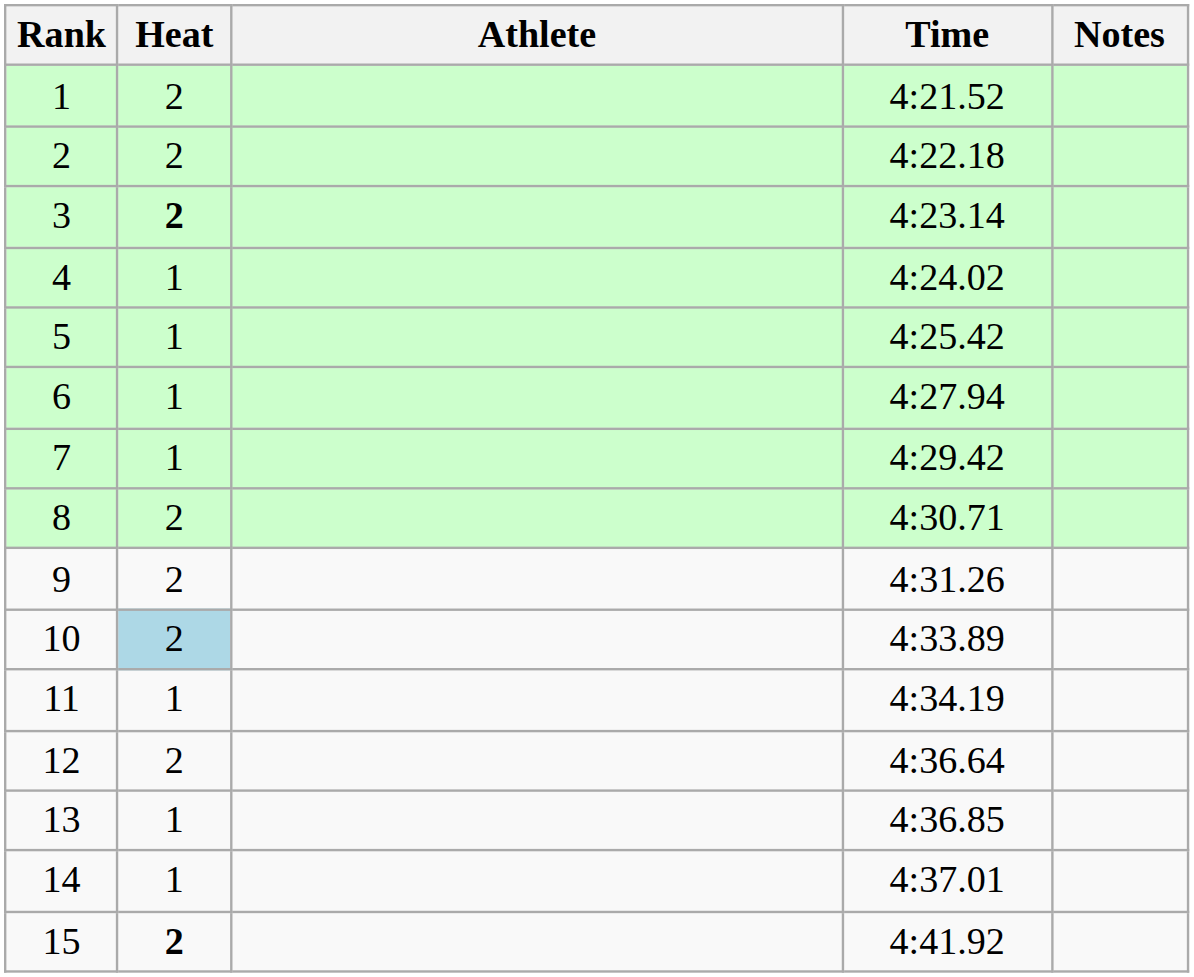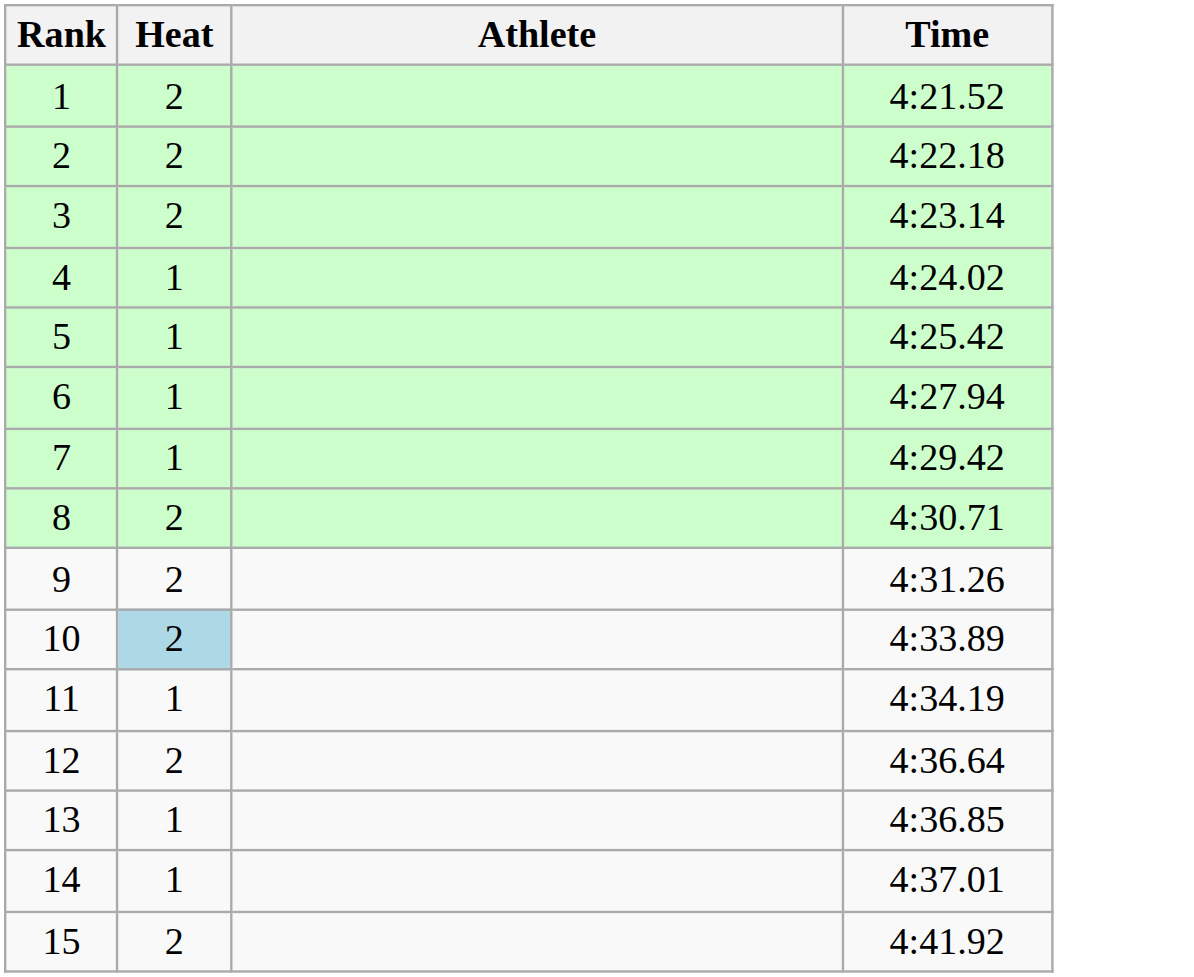- column: (1119, 34)
(174, 215) bold -> (174, 215) normal
(174, 940) bold -> (174, 940) normal
